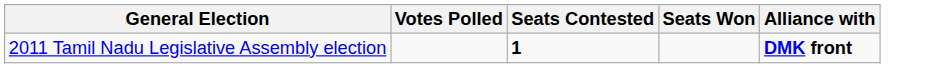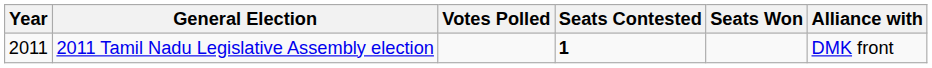+ column: (28, 18)
(808, 47) bold -> (853, 47) normal
